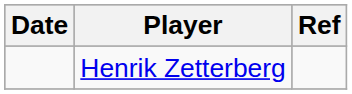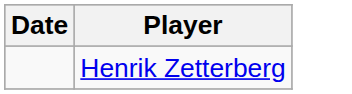- column: (319, 25)
